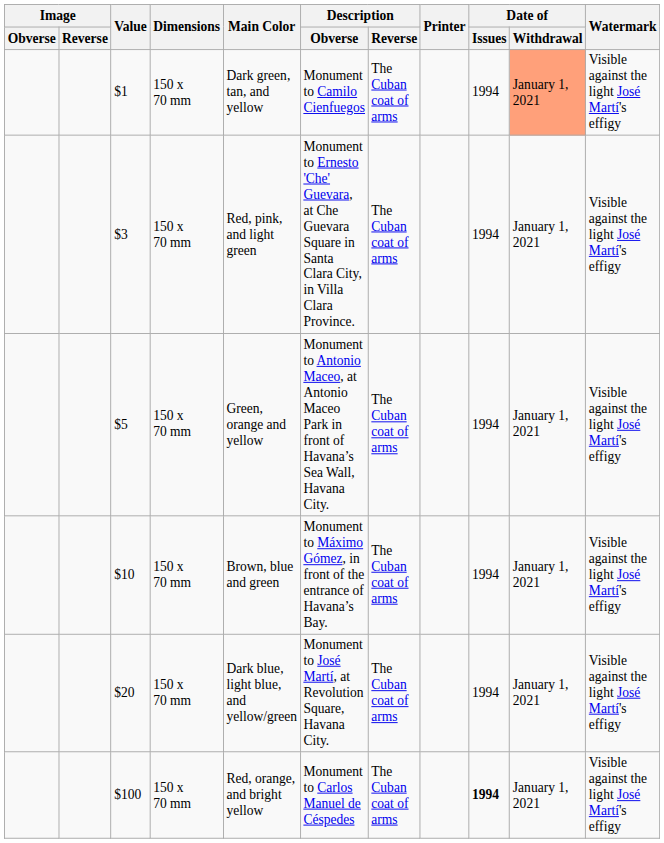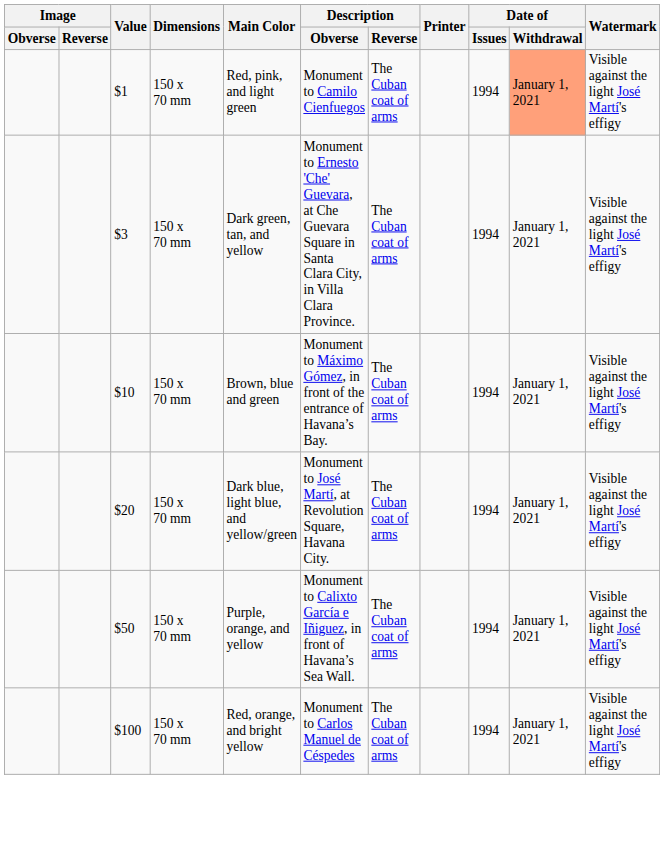(258, 92) Dark green, tan, and yellow -> (254, 92) Red, pink, and light green
(254, 234) Red, pink, and light green -> (258, 234) Dark green, tan, and yellow
- row: (121, 424)
+ row: (124, 629)
(485, 795) bold -> (485, 731) normal
